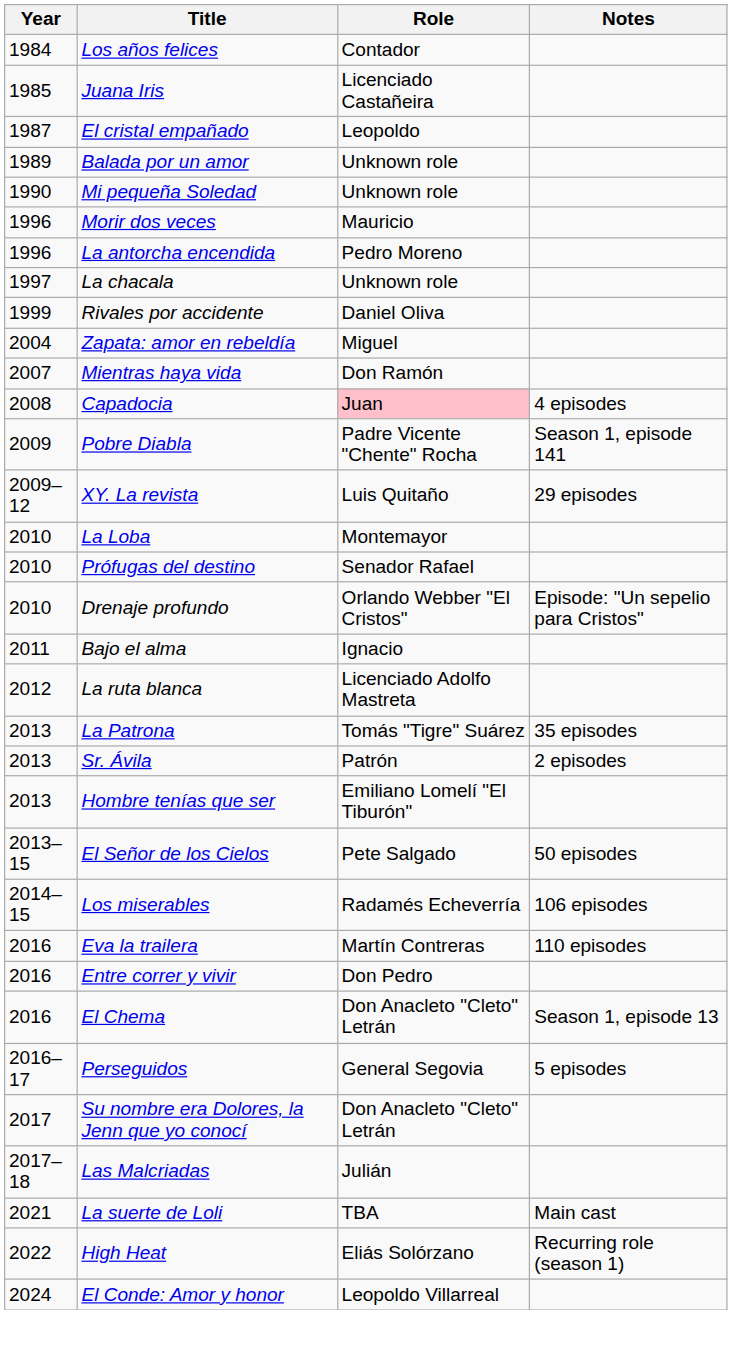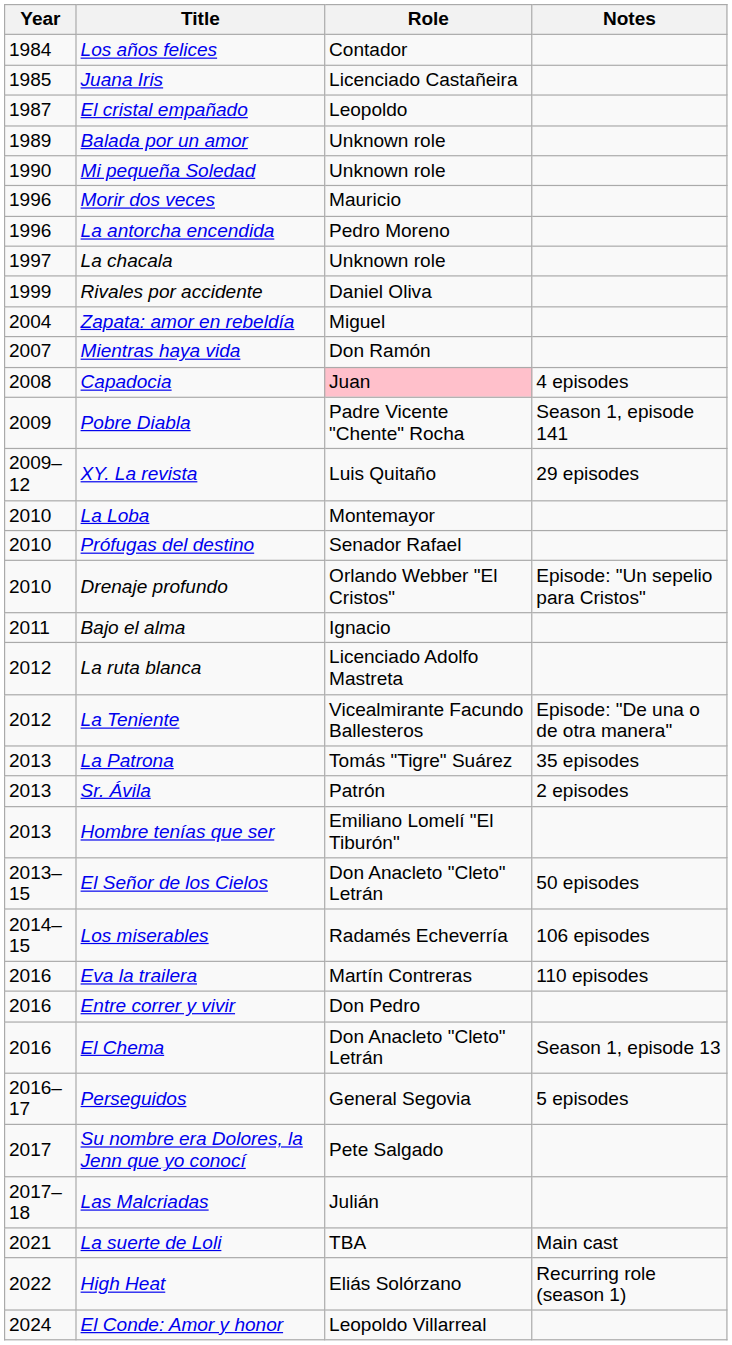+ row: (130, 719)
(399, 853) Pete Salgado -> (417, 883) Don Anacleto "Cleto" Letrán
(430, 1120) Don Anacleto "Cleto" Letrán -> (386, 1150) Pete Salgado
